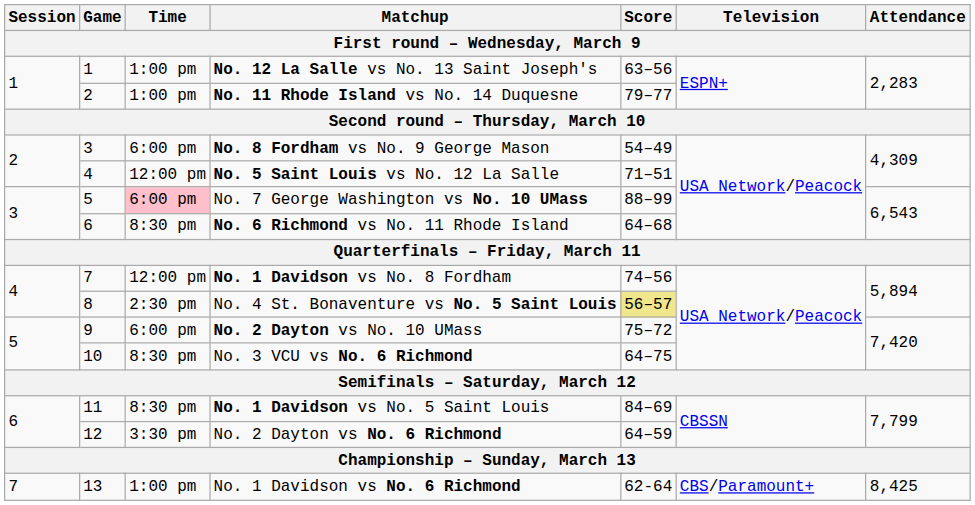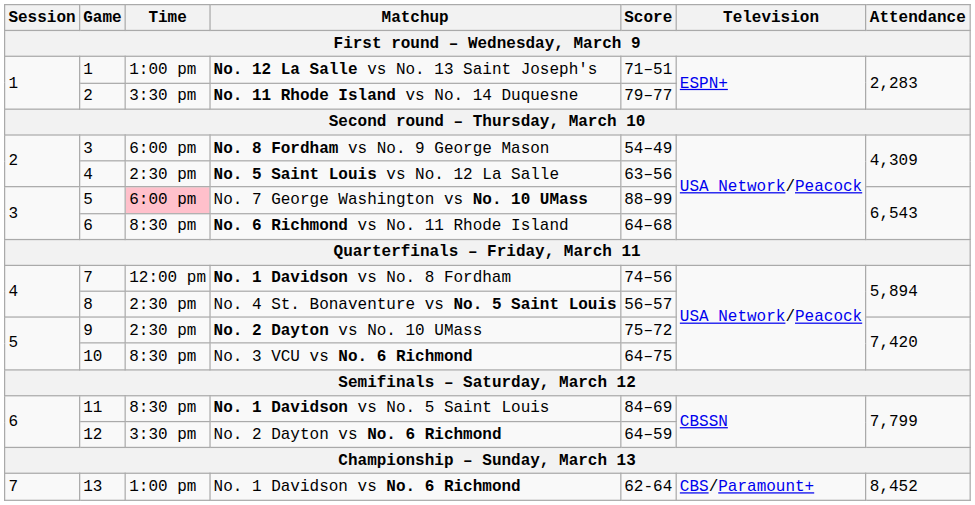(648, 70) 63–56 -> (648, 70) 71–51
(163, 96) 1:00 pm -> (163, 96) 3:30 pm
(168, 174) 12:00 pm -> (163, 174) 2:30 pm
(648, 174) 71–51 -> (648, 174) 63–56
(648, 304) khaki background -> (648, 304) no background
(163, 330) 6:00 pm -> (163, 330) 2:30 pm
(894, 487) 8,425 -> (894, 487) 8,452
